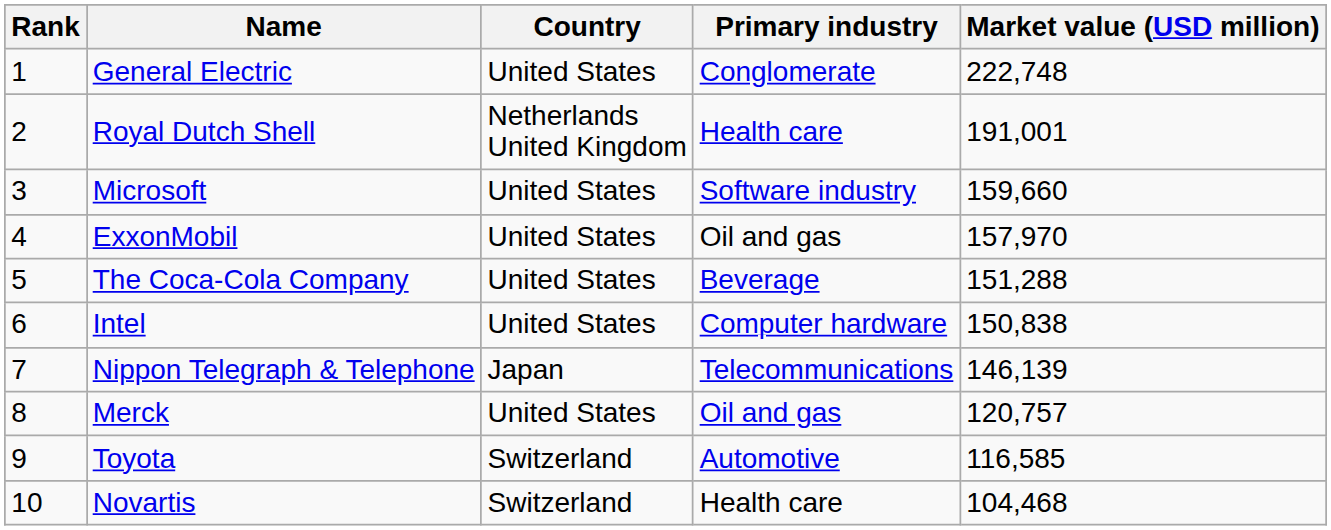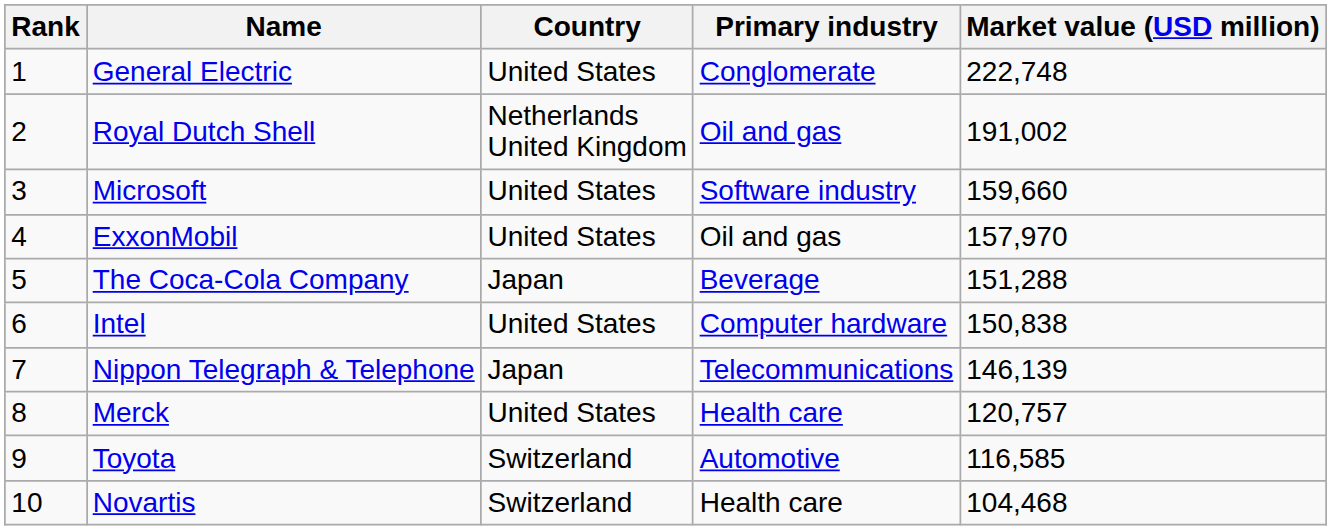(771, 131) Health care -> (770, 131) Oil and gas
(1017, 131) 191,001 -> (1017, 131) 191,002
(572, 280) United States -> (526, 280) Japan
(770, 413) Oil and gas -> (771, 413) Health care
